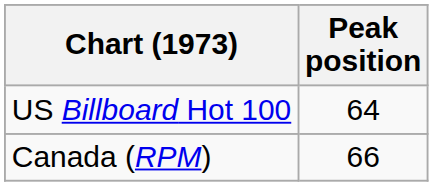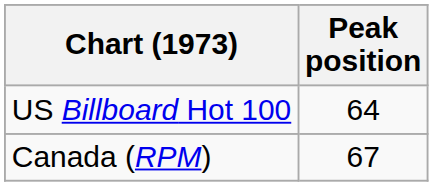(363, 156) 66 -> (363, 156) 67
